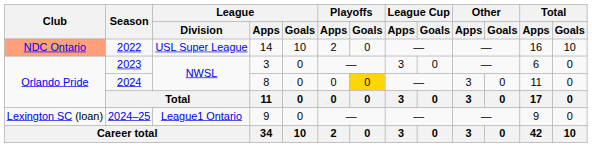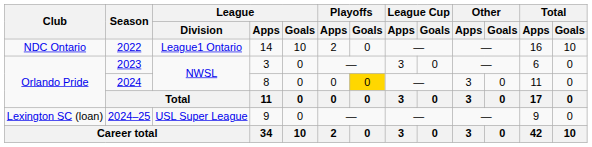(55, 47) lightsalmon background -> (55, 47) no background
(201, 47) USL Super League -> (201, 47) League1 Ontario
(201, 116) League1 Ontario -> (201, 116) USL Super League
